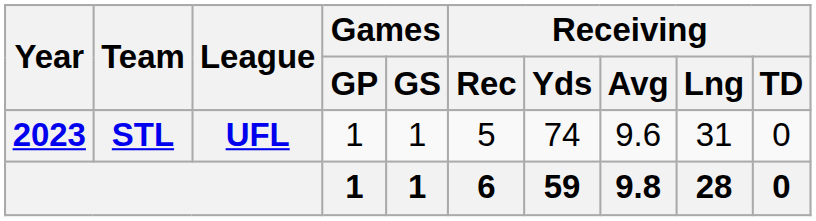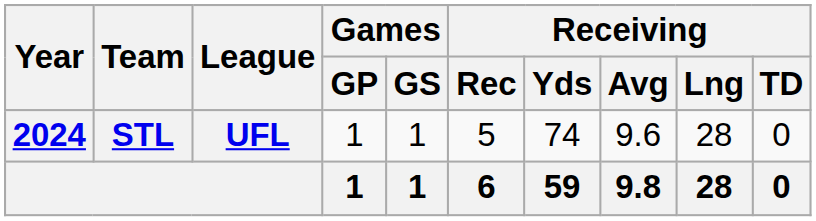(49, 135) 2023 -> (49, 135) 2024
(714, 135) 31 -> (714, 135) 28
